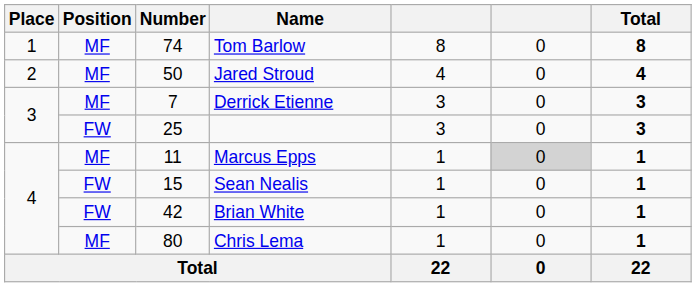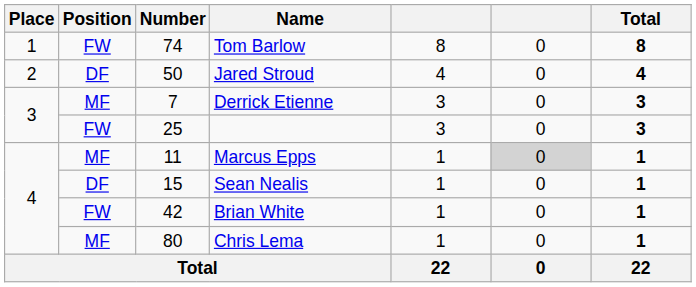(97, 46) MF -> (97, 46) FW
(97, 74) MF -> (97, 74) DF
(97, 185) FW -> (97, 185) DF
